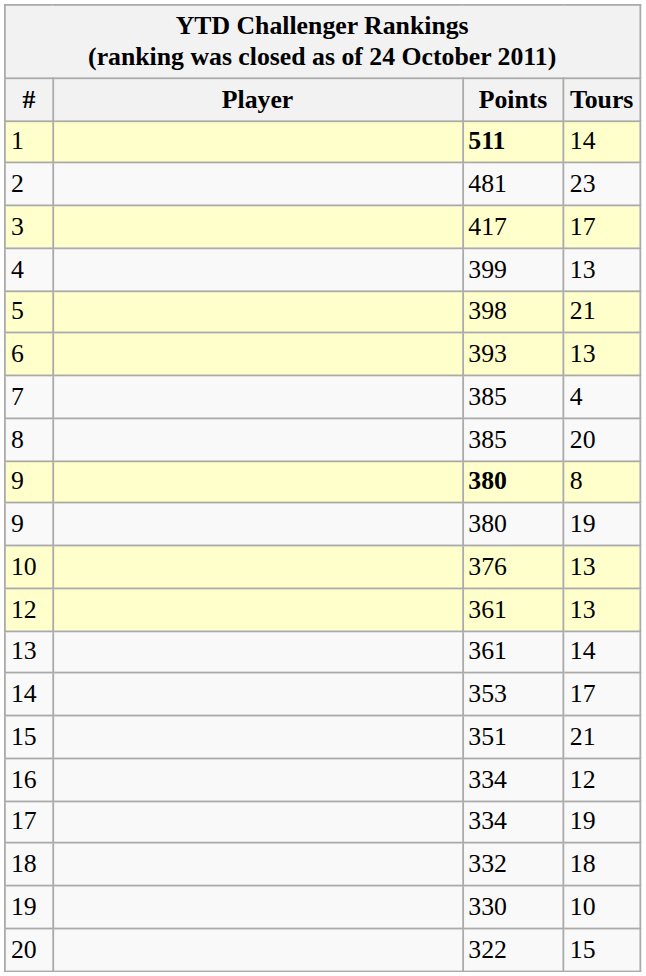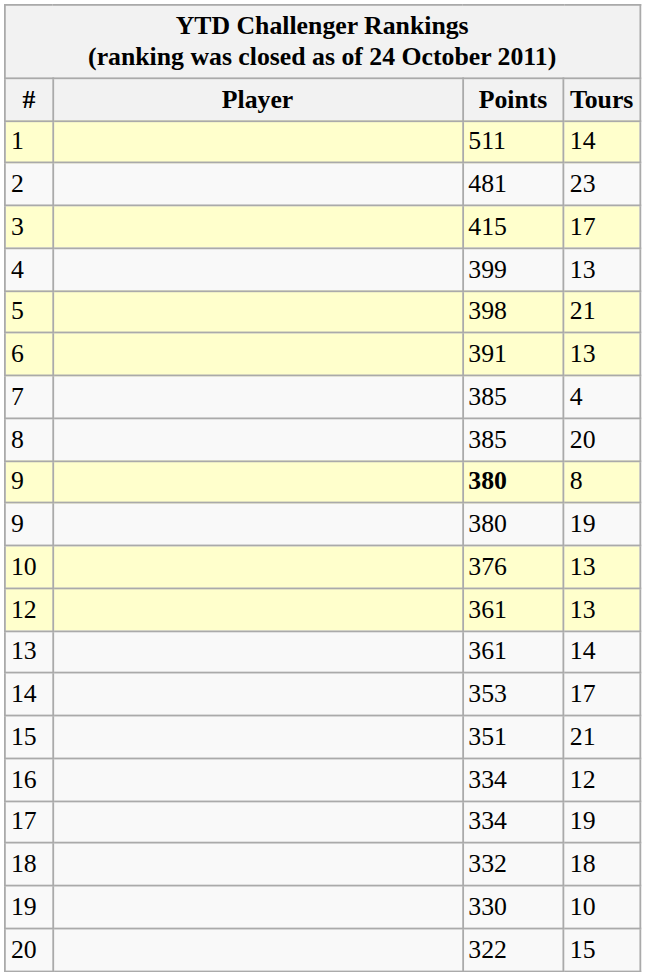(487, 141) bold -> (487, 141) normal
(488, 226) 417 -> (488, 226) 415
(488, 354) 393 -> (488, 354) 391
